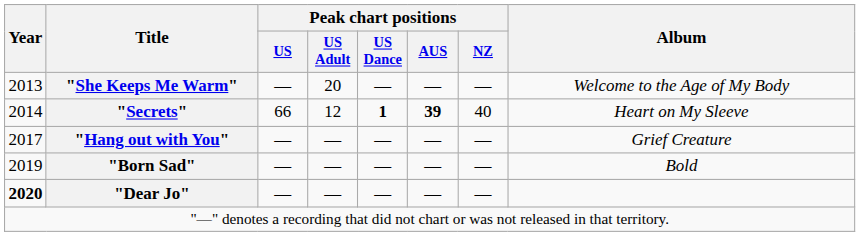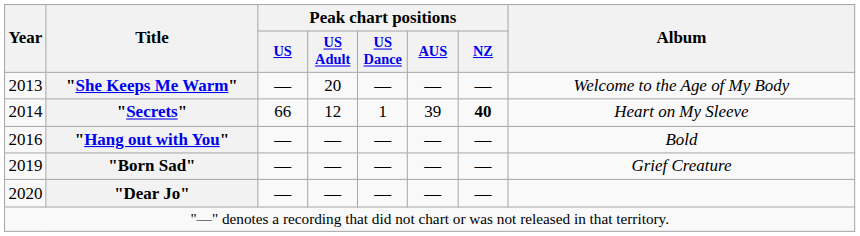(383, 112) bold -> (383, 112) normal
(433, 112) bold -> (433, 112) normal
(483, 112) normal -> (483, 112) bold
(25, 139) 2017 -> (25, 139) 2016
(681, 139) Grief Creature -> (681, 139) Bold
(681, 166) Bold -> (681, 166) Grief Creature
(25, 193) bold -> (25, 193) normal
